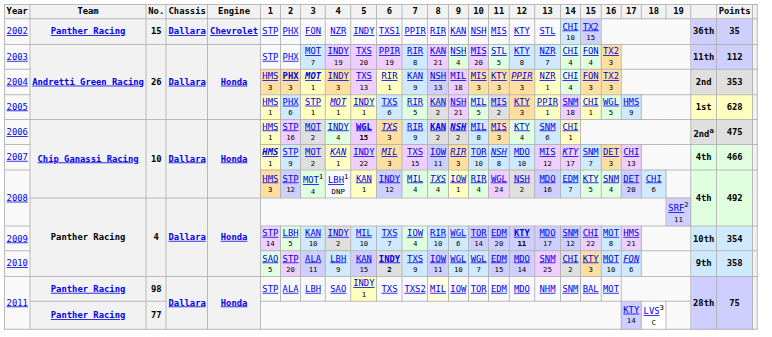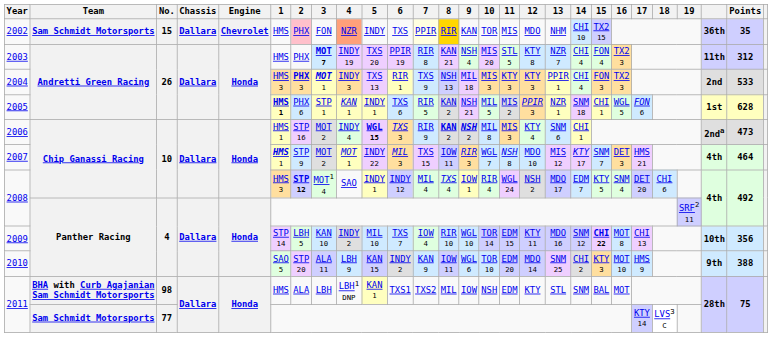(88, 32) Panther Racing -> (93, 32) Sam Schmidt Motorsports
(270, 32) STP -> (281, 32) HMS
(291, 32) no background -> (301, 32) pink background
(338, 32) no background -> (349, 32) lightsalmon background
(389, 32) TXS1 -> (400, 32) TXS
(415, 32) no background -> (426, 32) lightyellow background
(438, 32) no background -> (449, 32) gold background
(479, 32) NSH -> (489, 32) TOR
(522, 32) KTY -> (533, 32) MDO
(547, 32) STL -> (558, 32) NHM
(270, 57) STP -> (281, 57) HMS
(313, 56) normal -> (324, 57) bold
(735, 57) 112 -> (745, 57) 312
(415, 82) KAN 9 -> (426, 82) TXS 9
(522, 82) PPIR 3 -> (533, 82) KTY 3
(547, 82) NZR 1 -> (558, 82) PPIR 1
(735, 82) 353 -> (745, 82) 533
(270, 107) normal -> (281, 107) bold
(338, 107) MOT 1 -> (349, 107) KAN 1
(522, 107) KTY 3 -> (533, 107) PPIR 3
(547, 107) PPIR 1 -> (558, 107) NZR 1
(631, 107) HMS 9 -> (642, 107) FON 6
(735, 132) 475 -> (745, 132) 473
(338, 157) KAN 1 -> (349, 157) MOT 1
(479, 157) TOR 10 -> (489, 157) WGL 7
(631, 157) CHI 13 -> (642, 157) HMS 21
(735, 157) 466 -> (745, 157) 464
(291, 184) normal -> (301, 184) bold
(338, 184) LBH1 DNP -> (349, 184) SAO
(364, 184) KAN 1 -> (375, 184) INDY 1
(547, 184) MDO 16 -> (558, 184) MDO 17
(458, 238) WGL 6 -> (469, 238) WGL 10
(499, 238) EDM 20 -> (510, 238) EDM 15
(522, 239) bold -> (533, 238) normal
(547, 238) MDO 17 -> (558, 238) MDO 16
(591, 238) normal -> (601, 239) bold
(631, 238) HMS 21 -> (642, 238) CHI 13
(735, 239) 354 -> (745, 239) 356
(389, 264) bold -> (400, 263) normal
(415, 263) TXS 9 -> (426, 263) KAN 9
(458, 263) WGL 10 -> (469, 263) WGL 6
(479, 263) WGL 7 -> (489, 263) TOR 10
(499, 263) EDM 15 -> (510, 263) EDM 20
(631, 263) FON 6 -> (642, 263) HMS 9
(735, 264) 358 -> (745, 264) 388
(88, 289) Panther Racing -> (93, 290) BHA with Curb Agajanian Sam Schmidt Motorsports
(270, 289) STP -> (281, 290) HMS
(338, 289) SAO -> (349, 290) LBH1 DNP
(364, 288) INDY 1 -> (375, 290) KAN 1
(389, 289) TXS -> (400, 290) TXS1
(438, 289) lightyellow background -> (449, 290) no background
(479, 289) TOR -> (489, 290) NSH
(522, 289) MDO -> (533, 290) KTY
(547, 289) NHM -> (558, 290) STL
(88, 315) Panther Racing -> (93, 318) Sam Schmidt Motorsports
